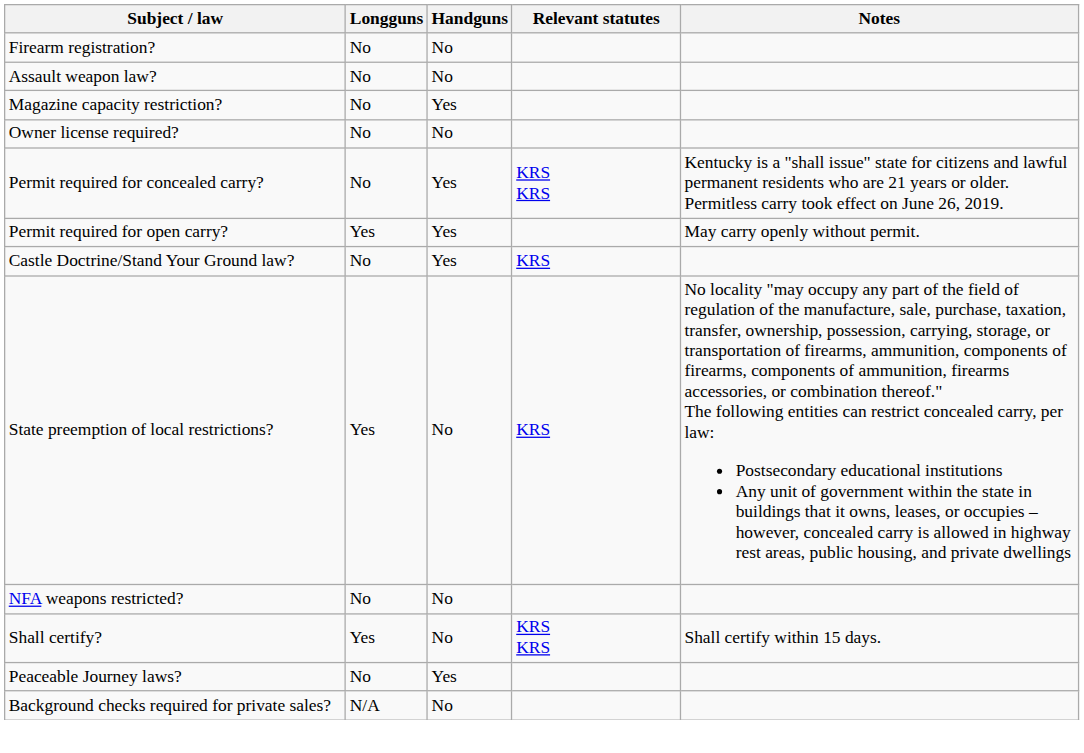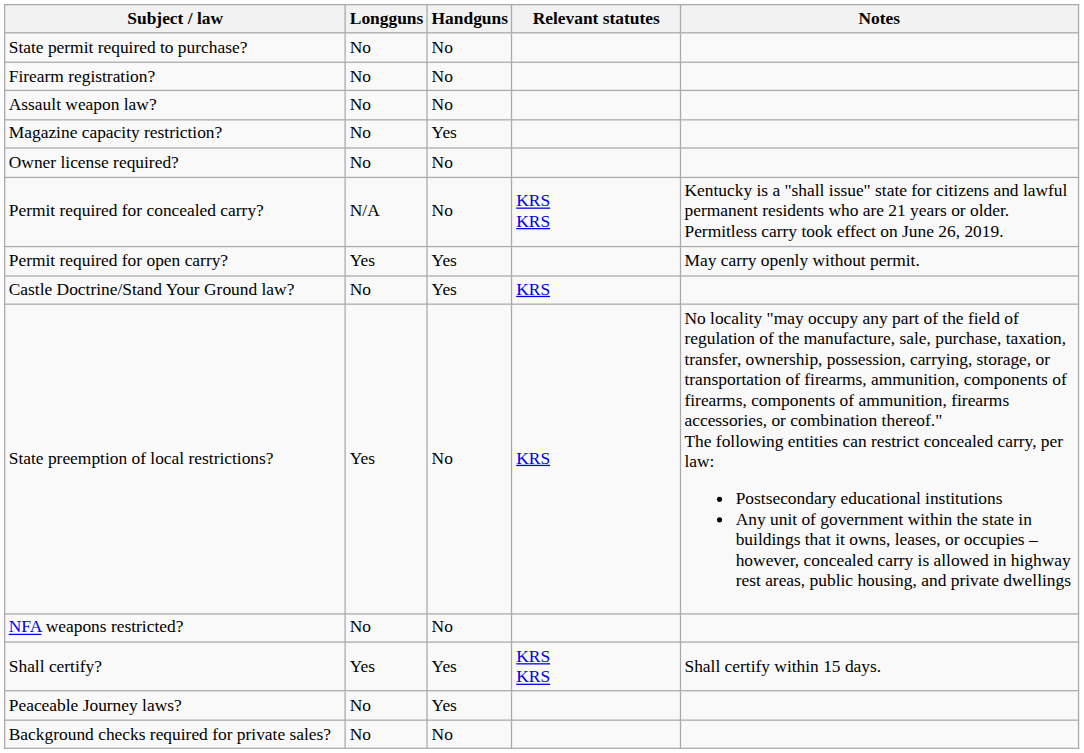+ row: (128, 47)
(360, 182) No -> (365, 211) N/A
(444, 182) Yes -> (442, 211) No
(442, 637) No -> (444, 666) Yes
(365, 705) N/A -> (360, 733) No
